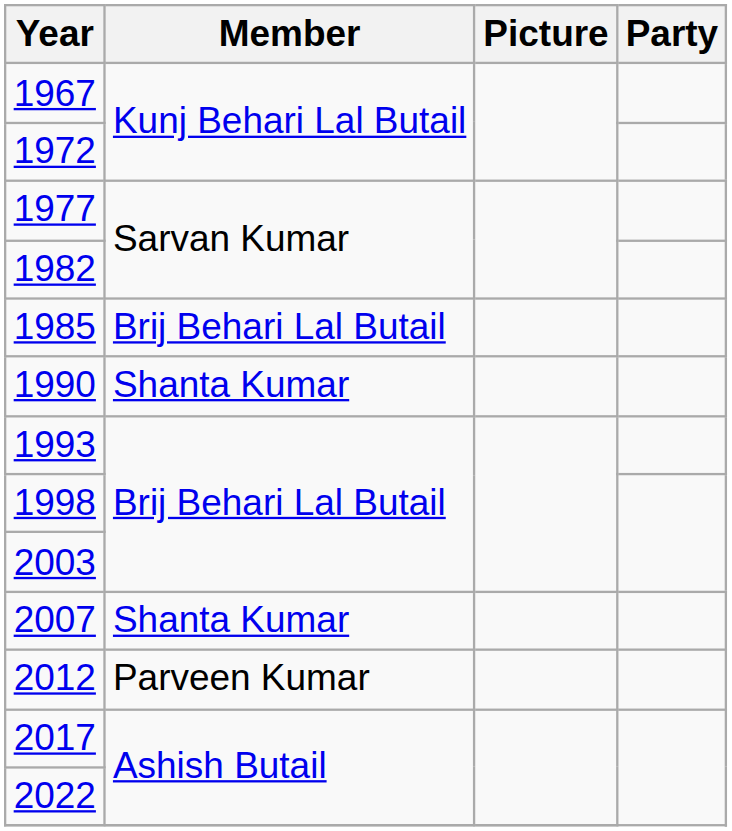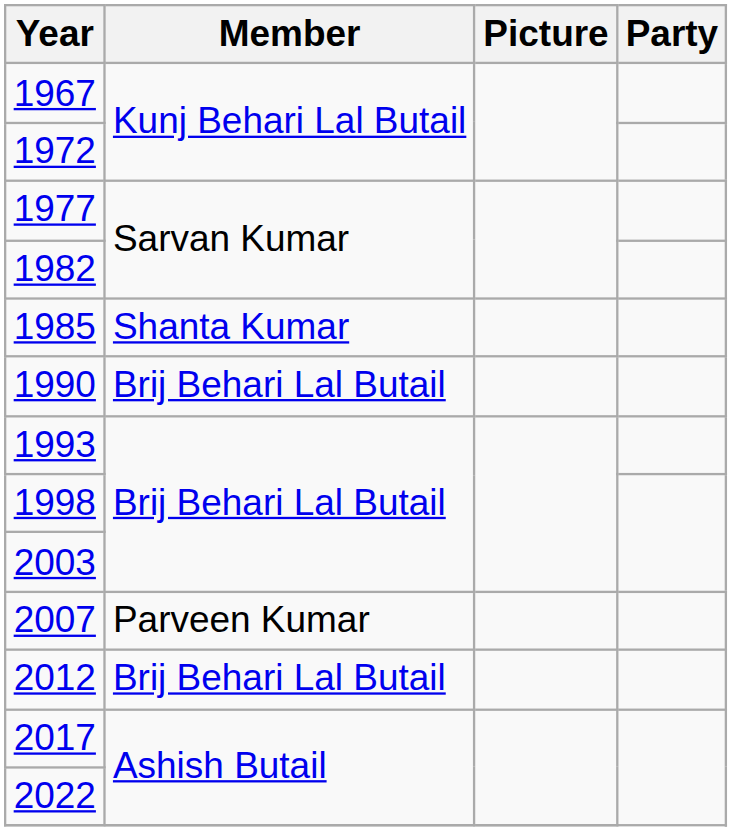(279, 326) Brij Behari Lal Butail -> (231, 326) Shanta Kumar
(231, 385) Shanta Kumar -> (279, 385) Brij Behari Lal Butail
(231, 619) Shanta Kumar -> (241, 619) Parveen Kumar
(241, 678) Parveen Kumar -> (279, 678) Brij Behari Lal Butail
